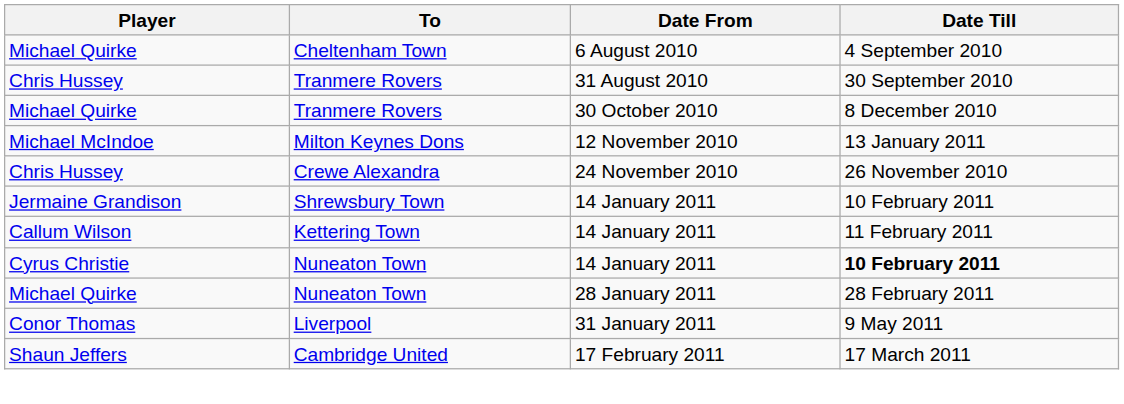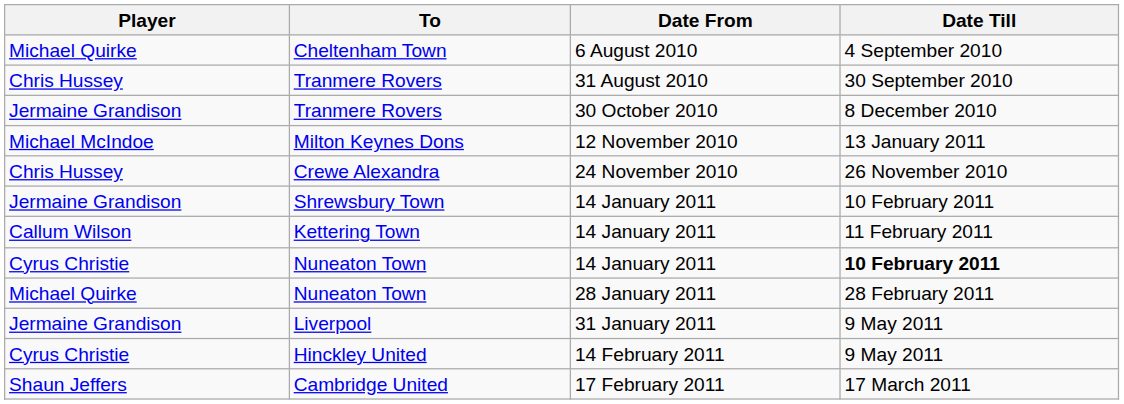(73, 111) Michael Quirke -> (95, 111) Jermaine Grandison
(72, 323) Conor Thomas -> (95, 323) Jermaine Grandison
+ row: (360, 353)
